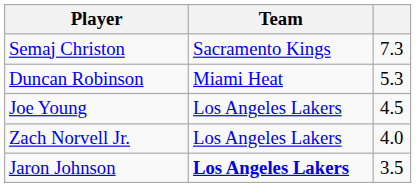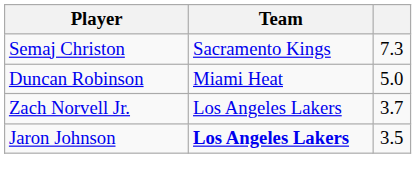(392, 78) 5.3 -> (392, 78) 5.0
- row: (48, 108)
(392, 138) 4.0 -> (392, 108) 3.7
